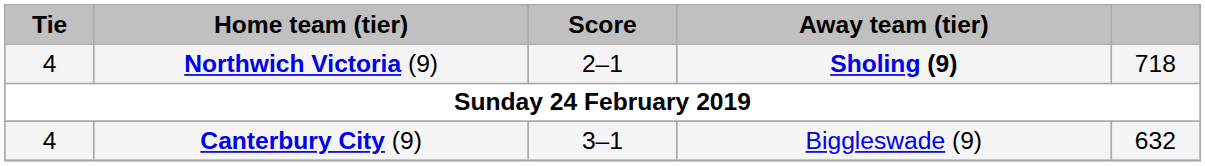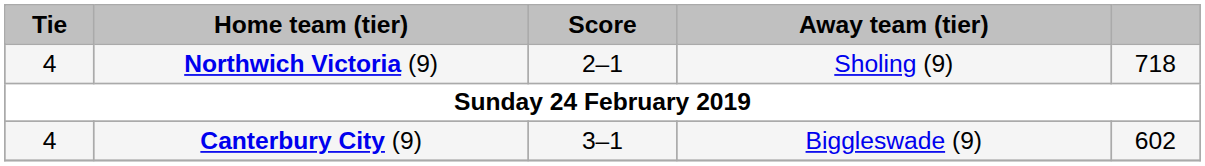(894, 64) bold -> (894, 64) normal
(1155, 141) 632 -> (1155, 141) 602
